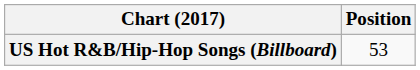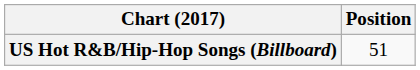(379, 49) 53 -> (379, 49) 51
